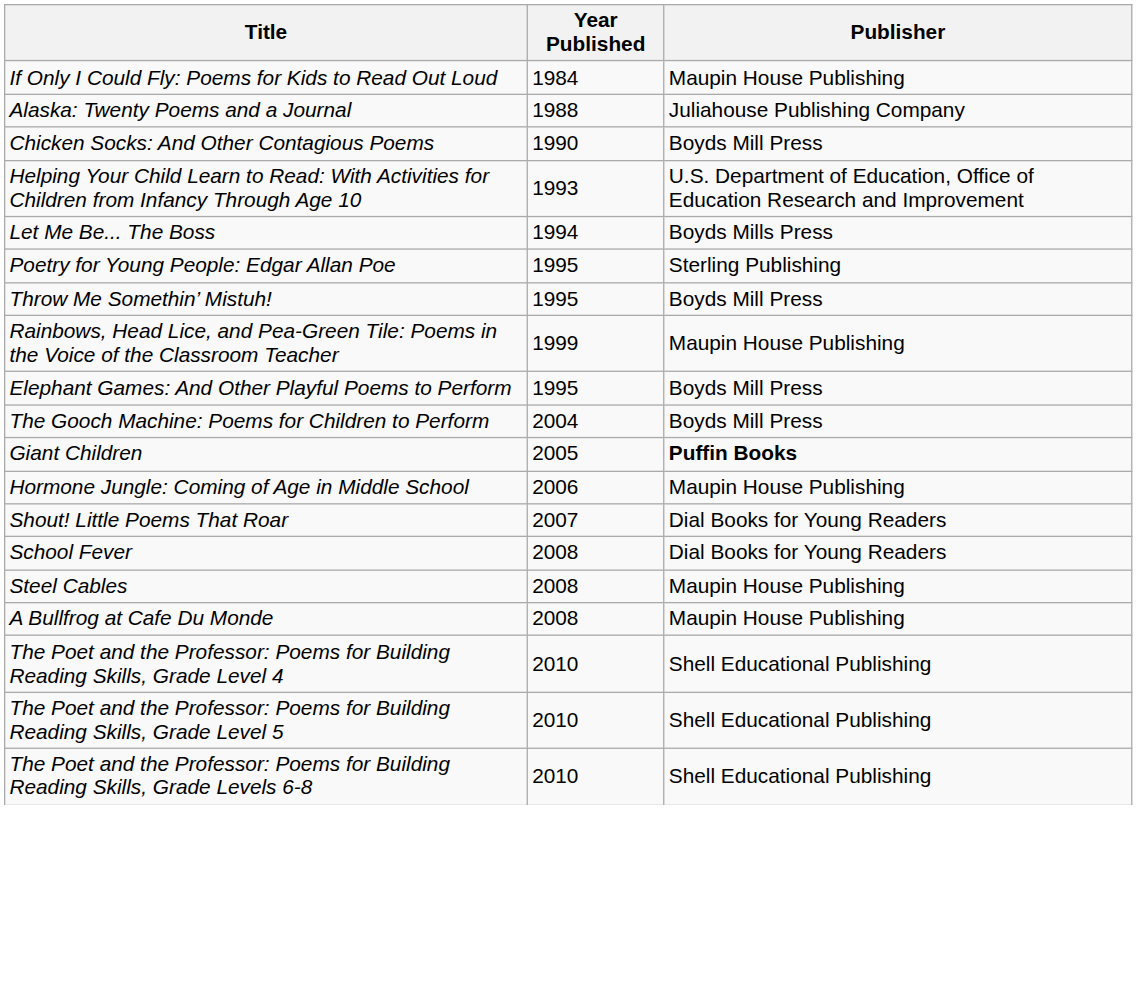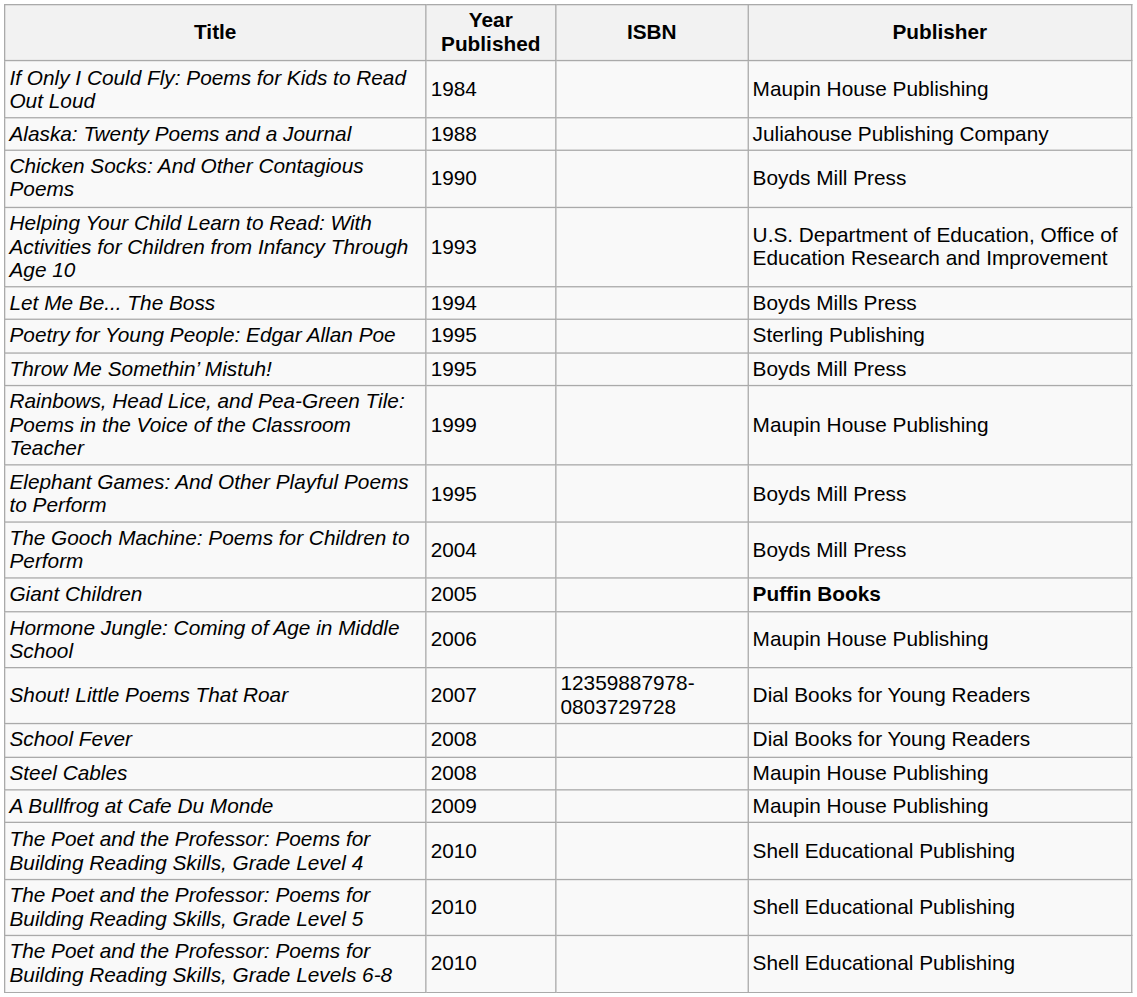+ column: (652, 32)
(555, 618) 2008 -> (454, 806) 2009
